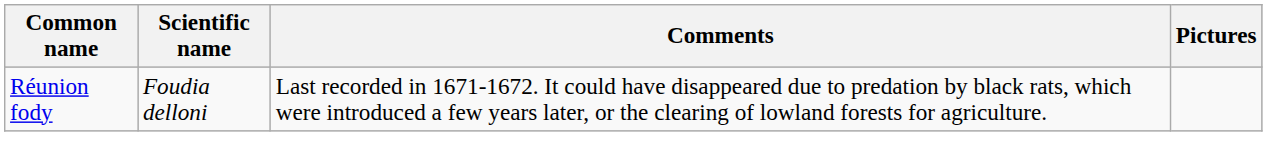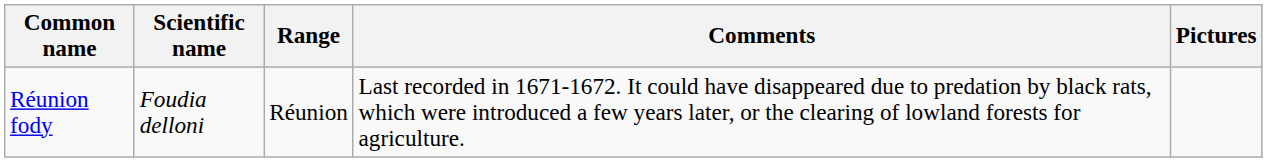+ column: (309, 35)
